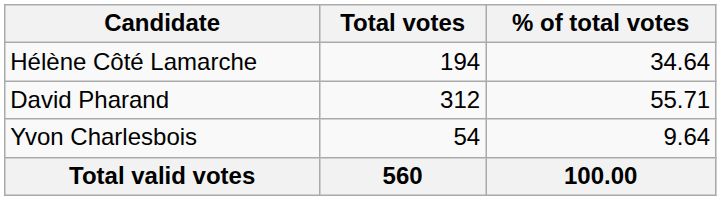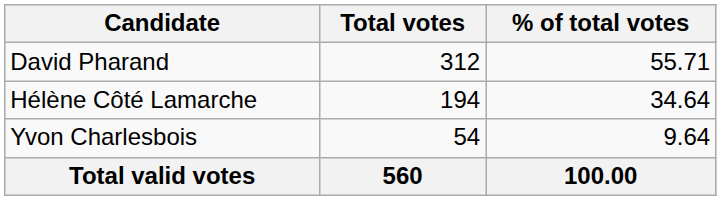rows swapped: (90, 99) <-> (134, 61)
